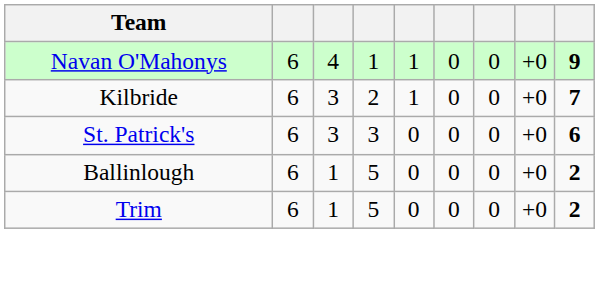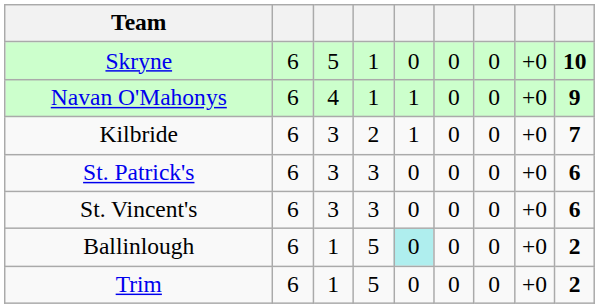+ row: (139, 60)
+ row: (139, 209)
(414, 172) no background -> (414, 246) paleturquoise background
